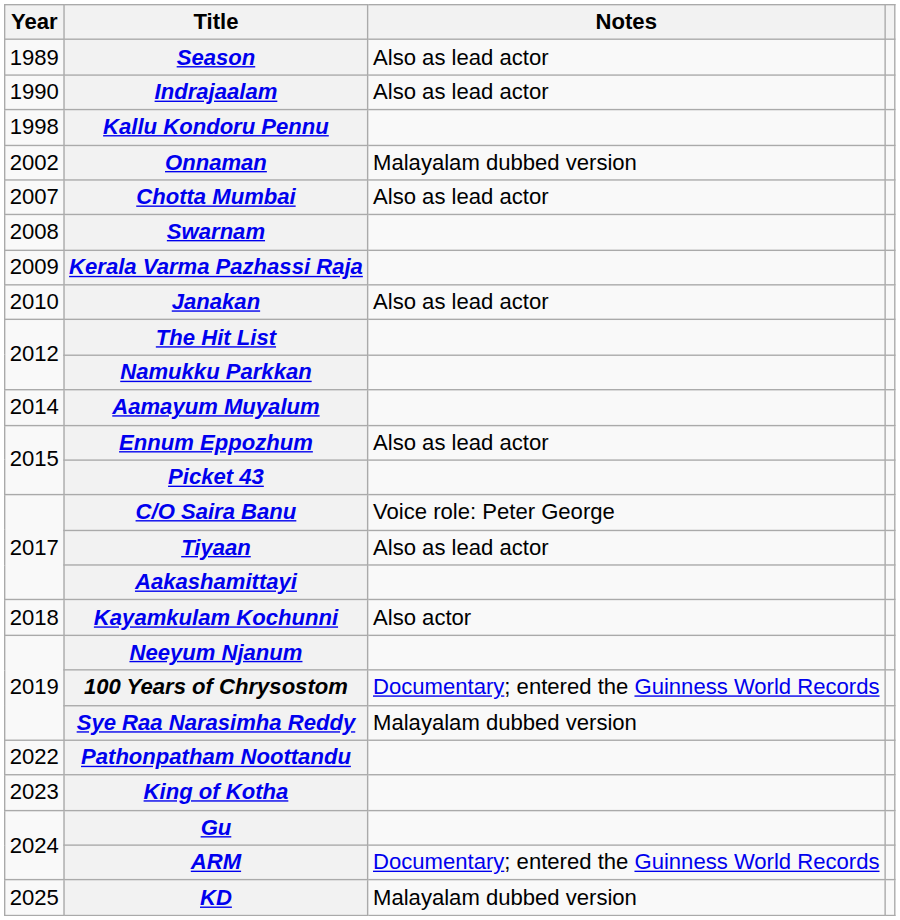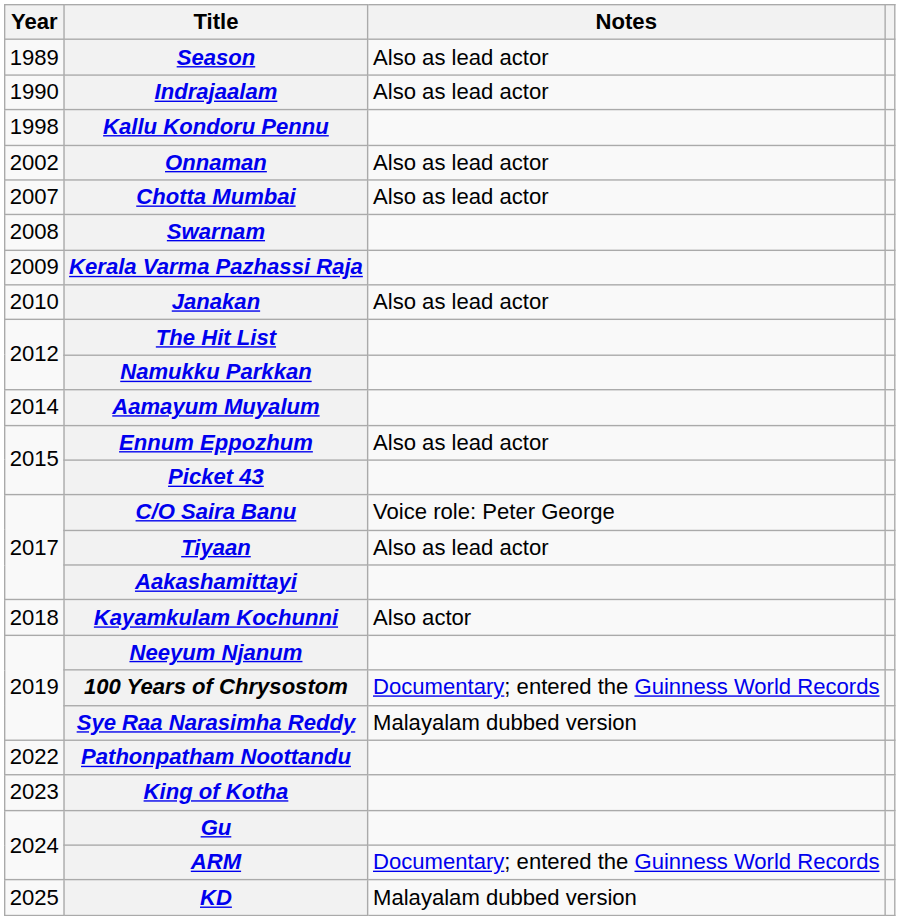(505, 162) Malayalam dubbed version -> (461, 162) Also as lead actor
